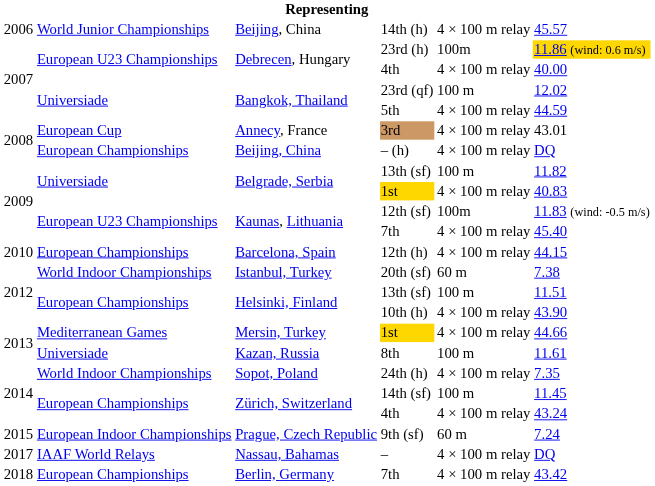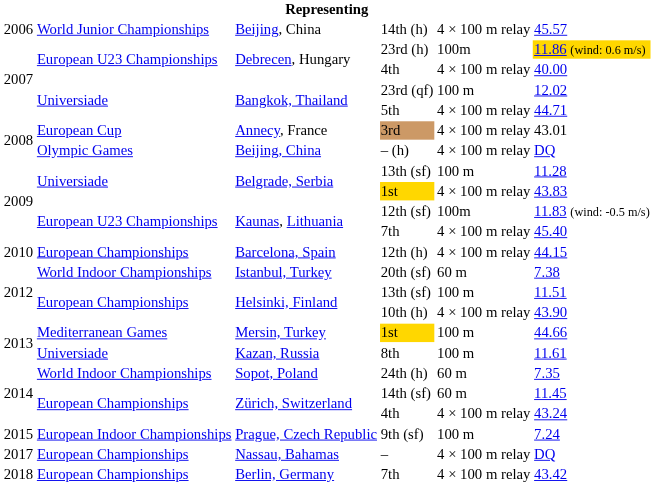(551, 110) 44.59 -> (551, 110) 44.71
(113, 150) European Championships -> (85, 150) Olympic Games
(550, 171) 11.82 -> (550, 171) 11.28
(551, 191) 40.83 -> (551, 191) 43.83
(484, 332) 4 × 100 m relay -> (456, 332) 100 m
(484, 373) 4 × 100 m relay -> (452, 373) 60 m
(456, 393) 100 m -> (452, 393) 60 m
(452, 434) 60 m -> (456, 434) 100 m
(96, 454) IAAF World Relays -> (113, 454) European Championships
